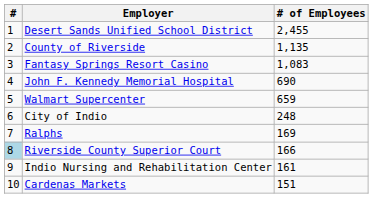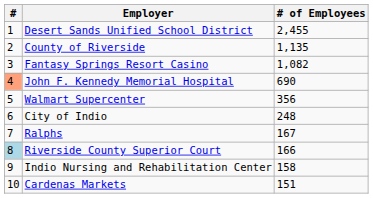(293, 64) 1,083 -> (293, 64) 1,082
(10, 82) no background -> (10, 82) lightsalmon background
(286, 99) 659 -> (286, 99) 356
(286, 133) 169 -> (286, 133) 167
(286, 167) 161 -> (286, 167) 158
